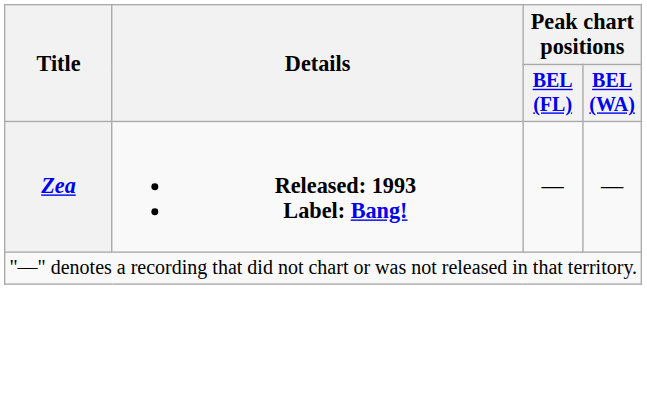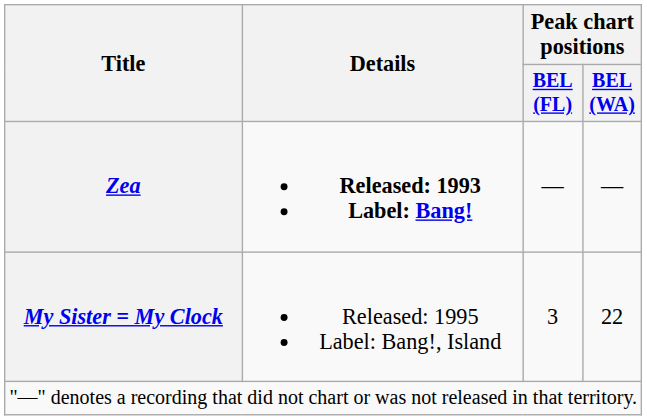+ row: (123, 316)
